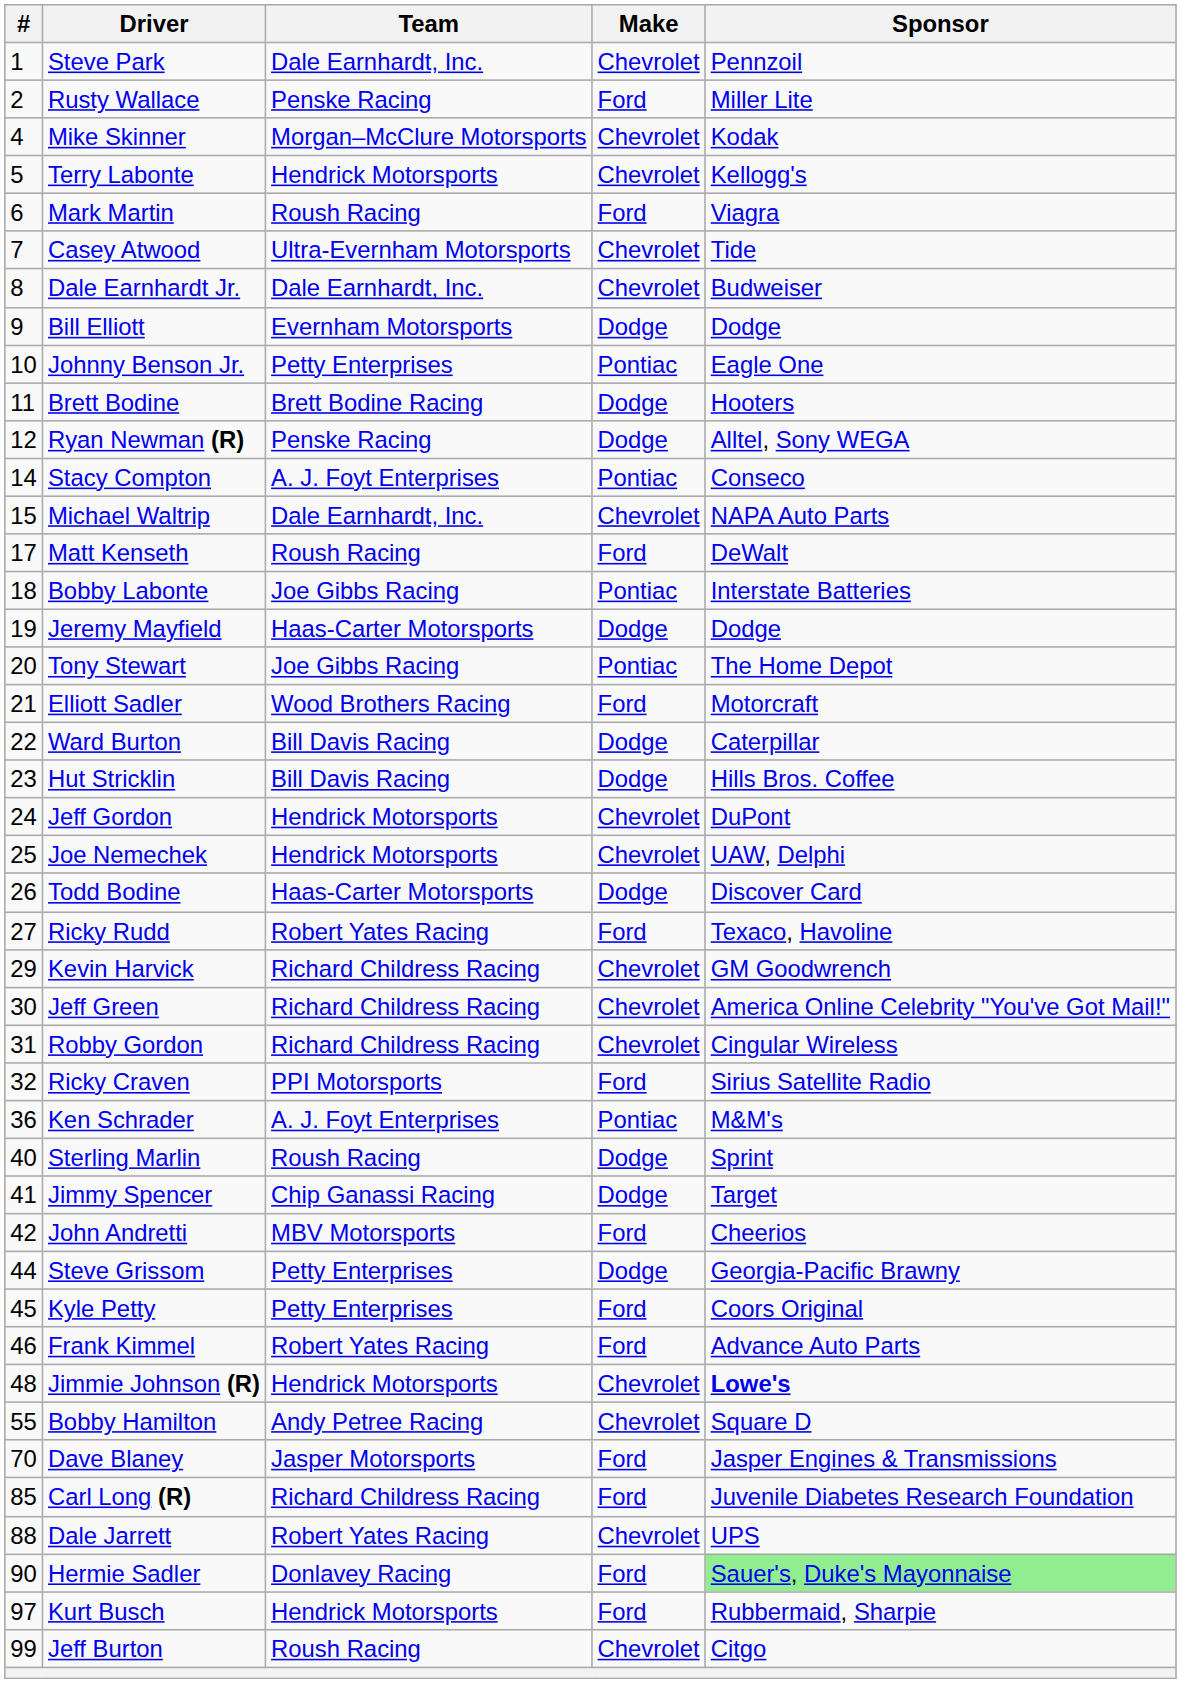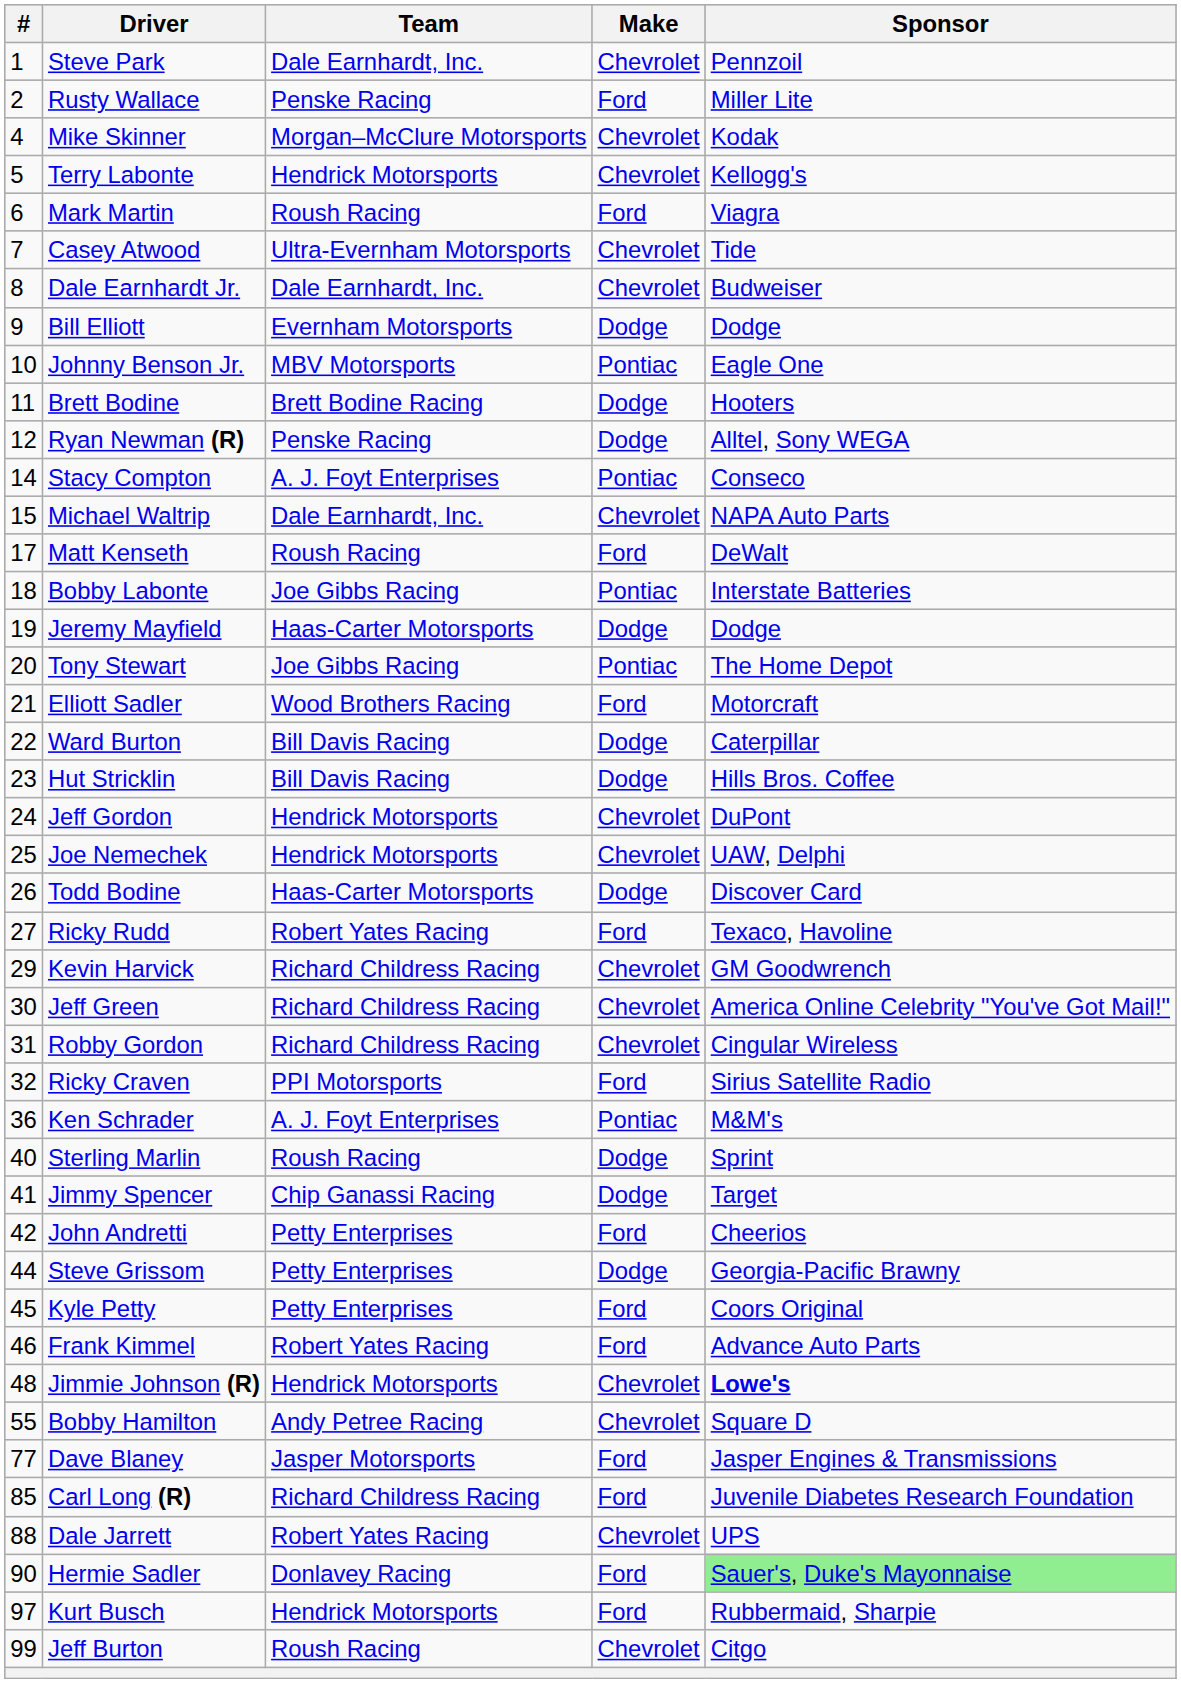(362, 364) Petty Enterprises -> (363, 364) MBV Motorsports
(363, 1233) MBV Motorsports -> (362, 1233) Petty Enterprises
(24, 1459) 70 -> (24, 1459) 77
